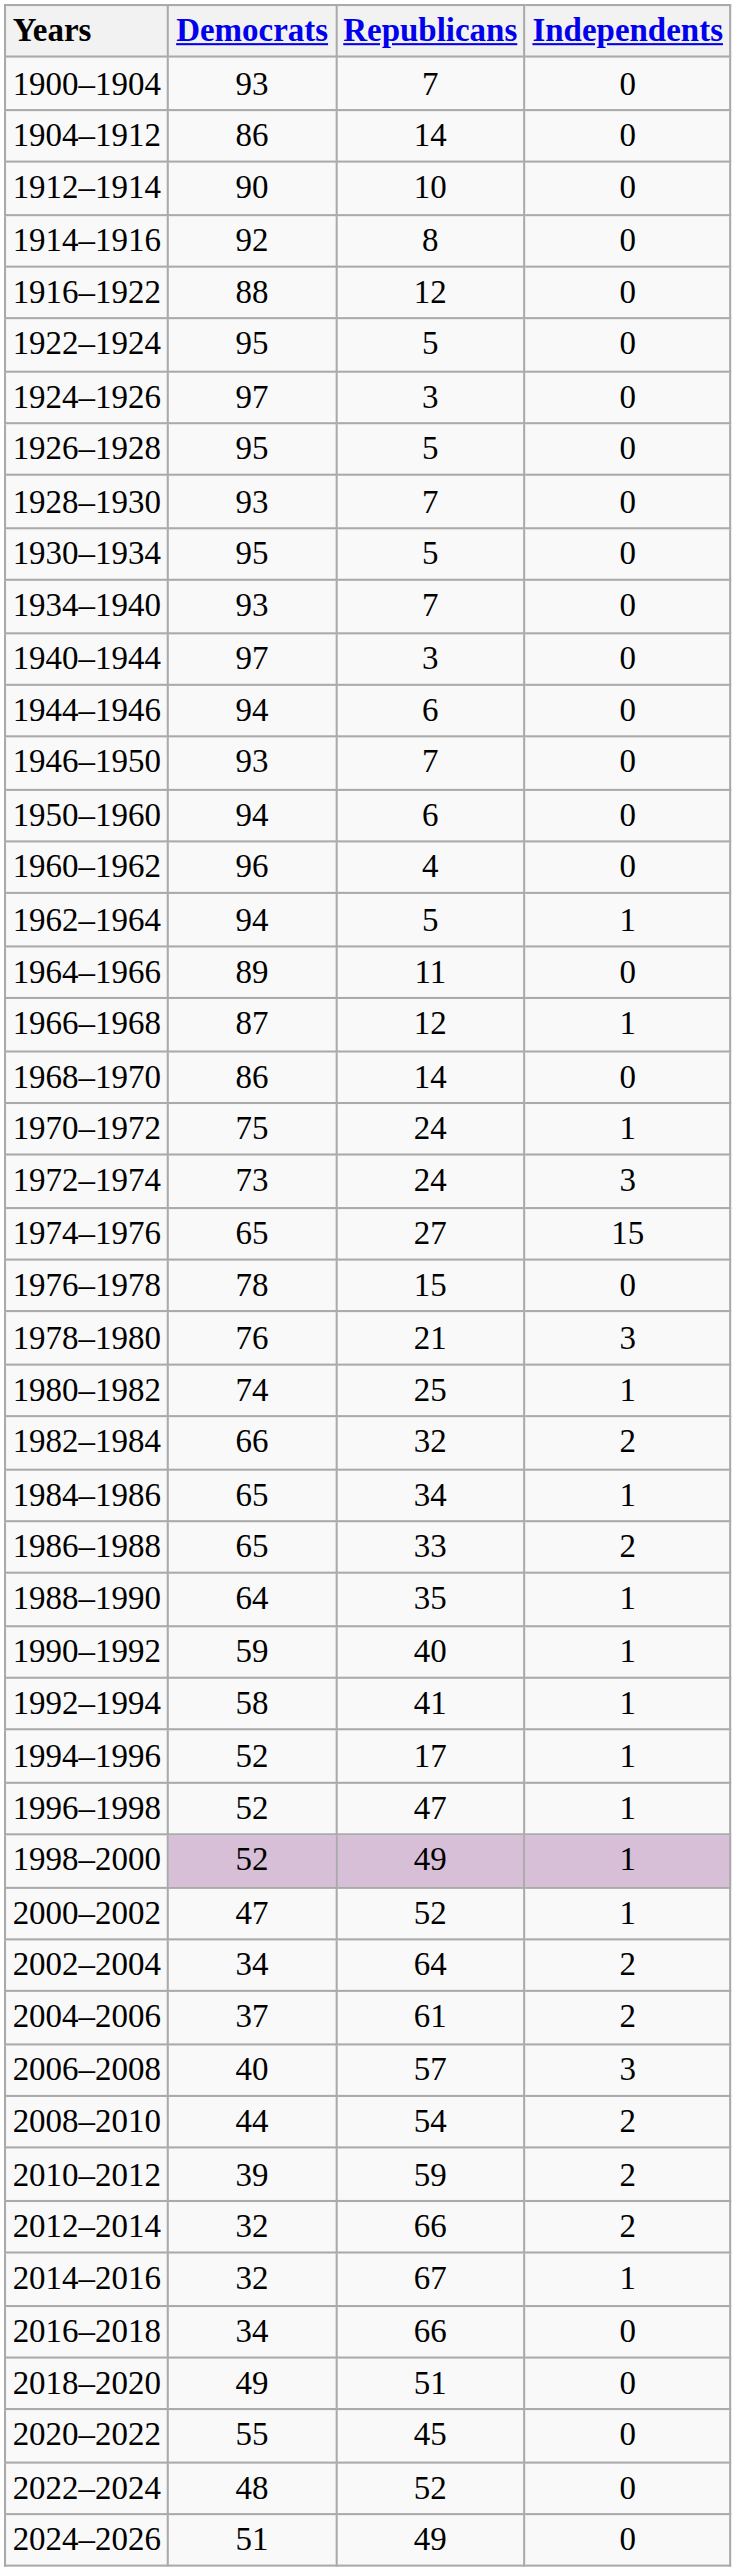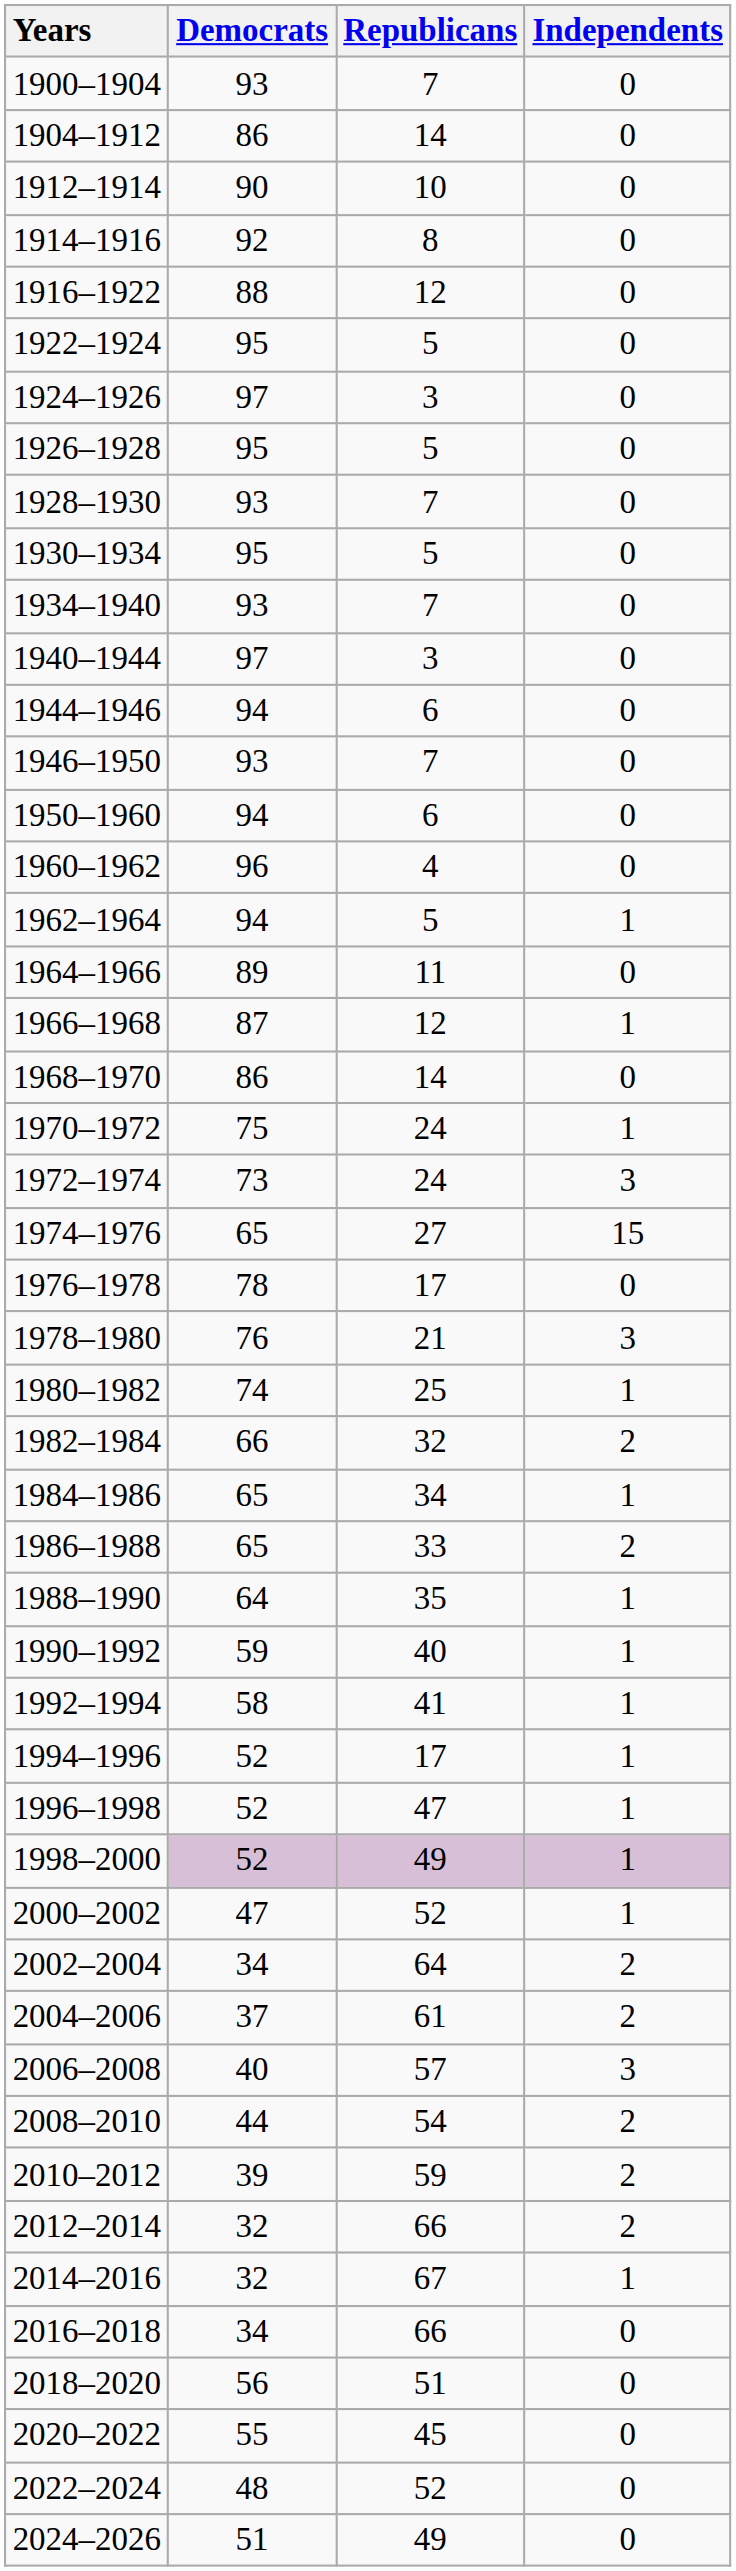(430, 1285) 15 -> (430, 1285) 17
(252, 2382) 49 -> (252, 2382) 56
